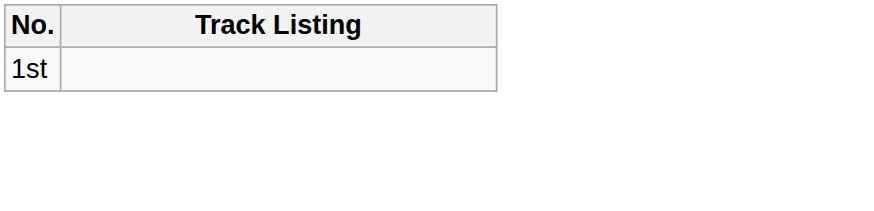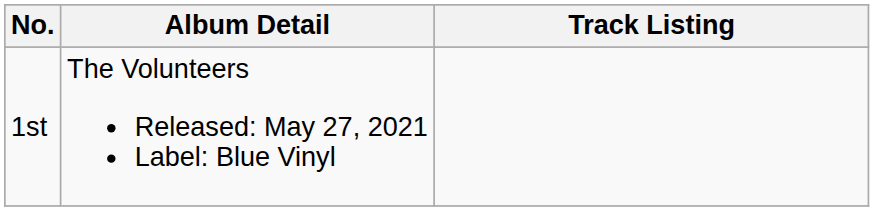+ column: (247, 25)
